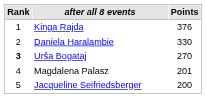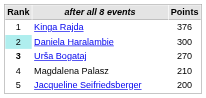(18, 42) no background -> (18, 42) paleturquoise background
(185, 42) 330 -> (185, 42) 300
(185, 71) 201 -> (185, 71) 210
